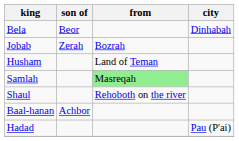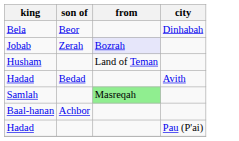(110, 45) no background -> (110, 45) lavender background
+ row: (20, 78)
- row: (19, 95)
